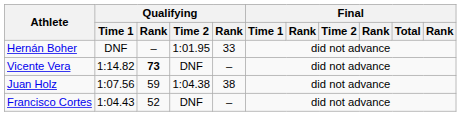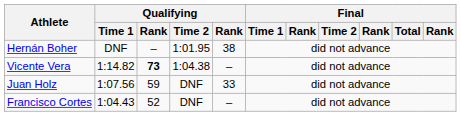(229, 49) 33 -> (229, 49) 38
(191, 67) DNF -> (191, 67) 1:04.38
(191, 85) 1:04.38 -> (191, 85) DNF
(229, 85) 38 -> (229, 85) 33
